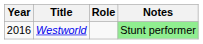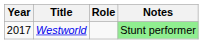(19, 30) 2016 -> (19, 30) 2017
